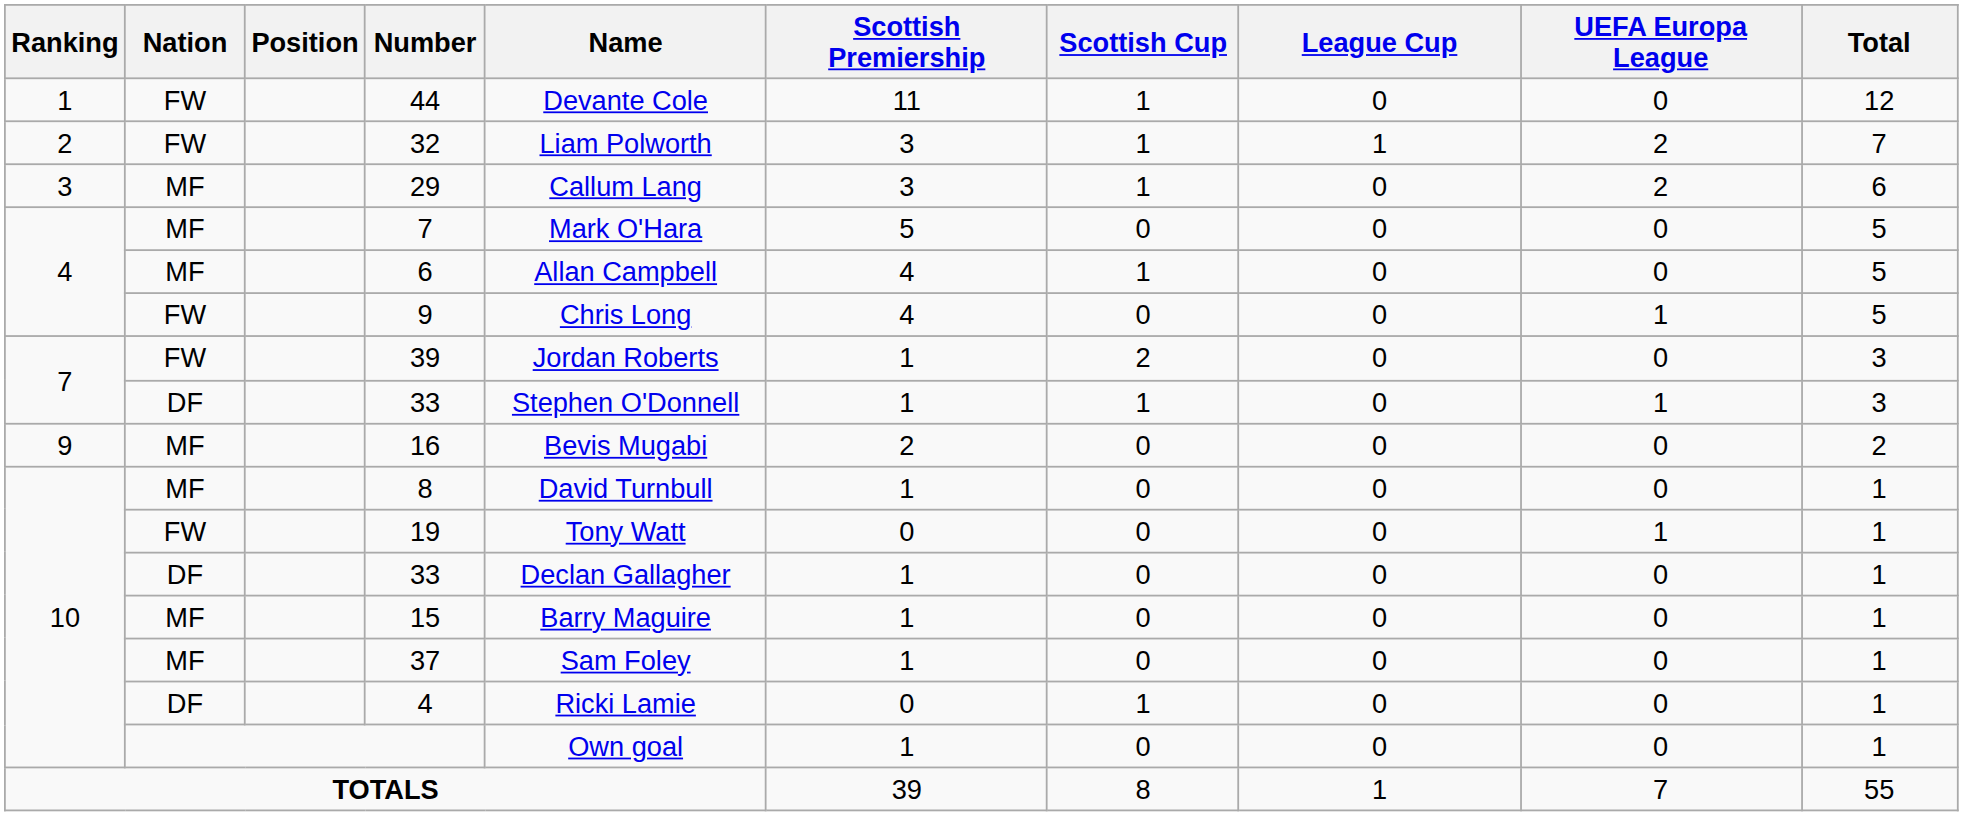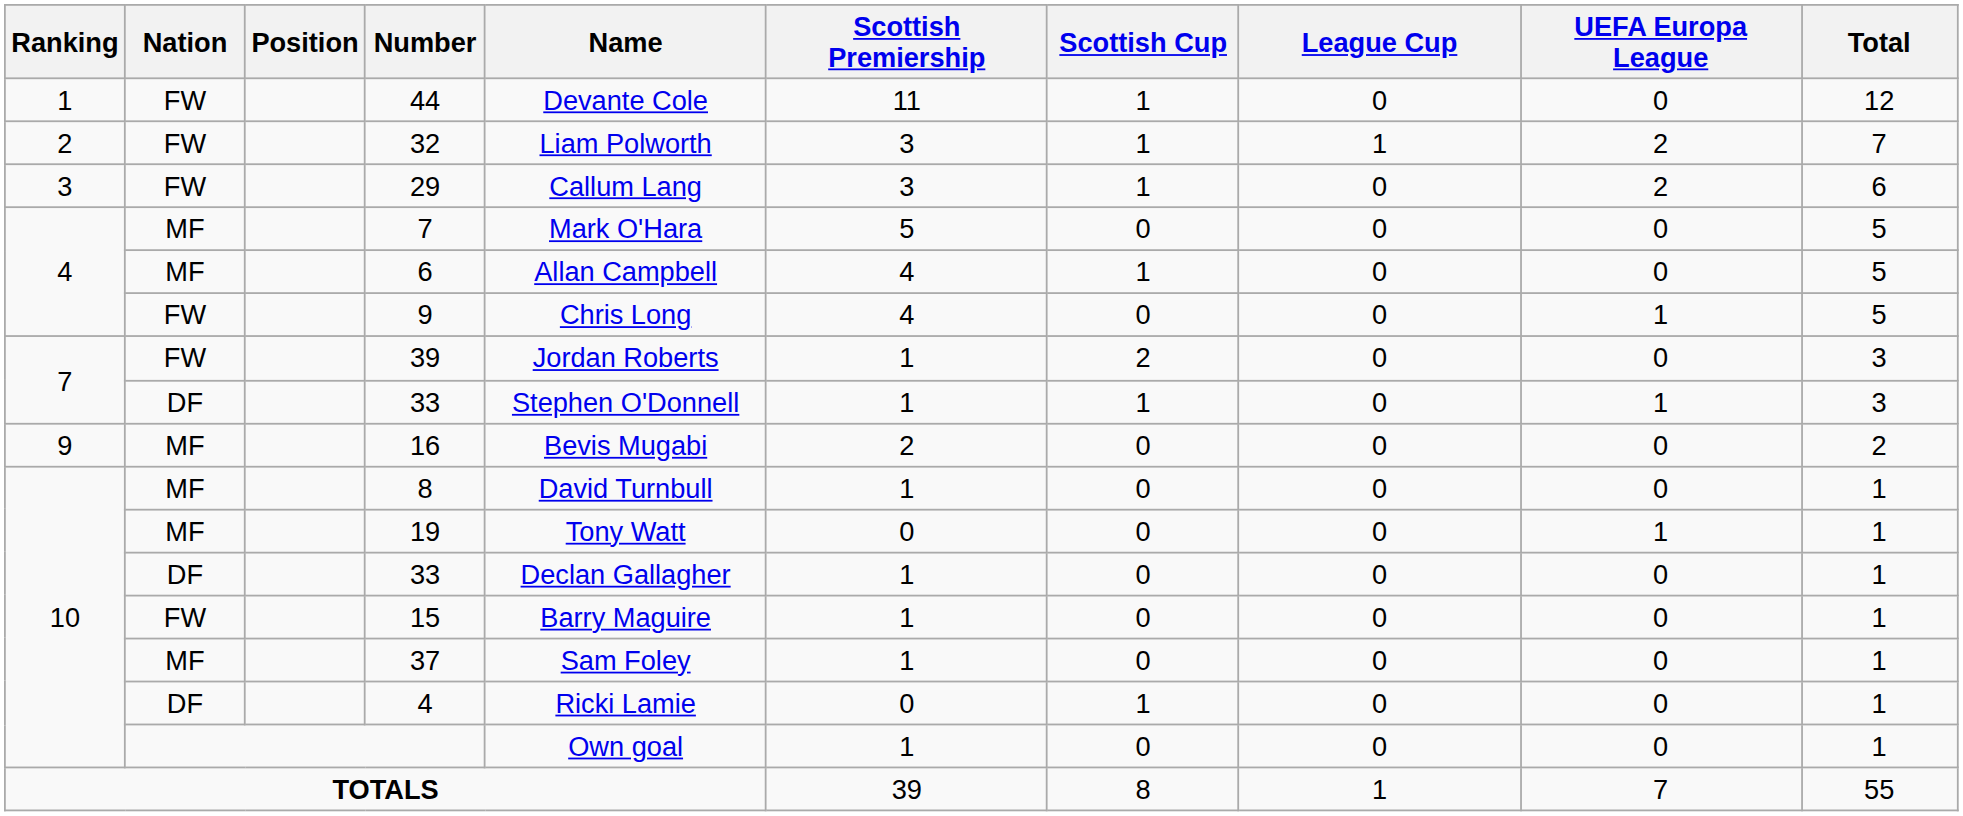(185, 186) MF -> (185, 186) FW
(185, 531) FW -> (185, 531) MF
(185, 617) MF -> (185, 617) FW
